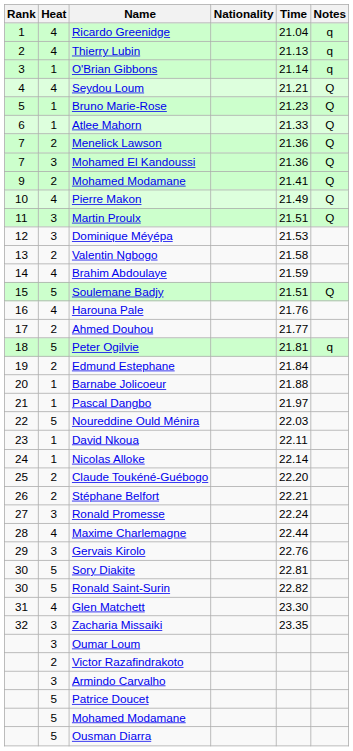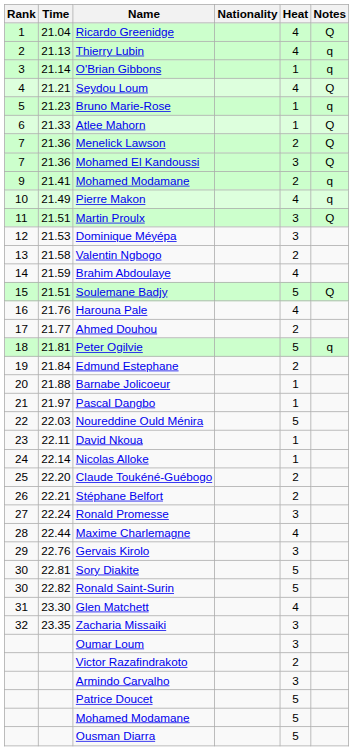columns swapped: (54, 14) <-> (294, 14)
(330, 32) q -> (330, 32) Q
(330, 106) Q -> (330, 106) q
(330, 181) Q -> (330, 181) q
(330, 199) Q -> (330, 199) q
